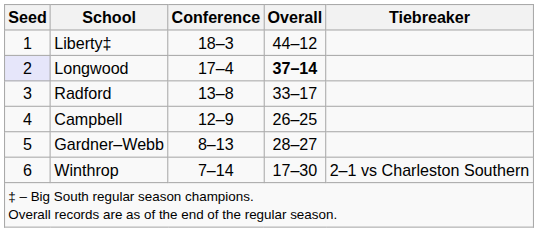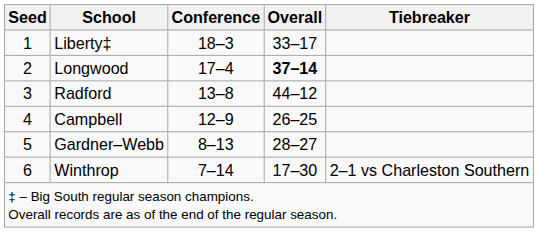(295, 43) 44–12 -> (295, 43) 33–17
(28, 68) lavender background -> (28, 68) no background
(295, 94) 33–17 -> (295, 94) 44–12
